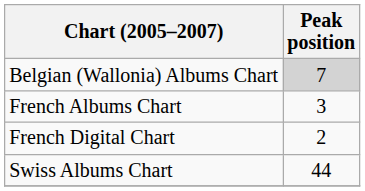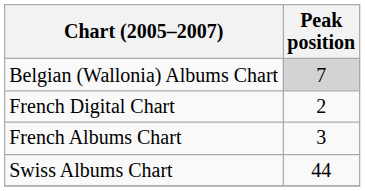rows swapped: (92, 138) <-> (95, 106)
